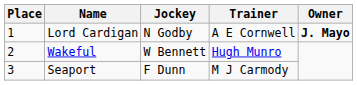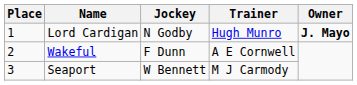(254, 33) A E Cornwell -> (247, 33) Hugh Munro
(175, 52) W Bennett -> (165, 52) F Dunn
(247, 52) Hugh Munro -> (254, 52) A E Cornwell
(165, 70) F Dunn -> (175, 70) W Bennett
